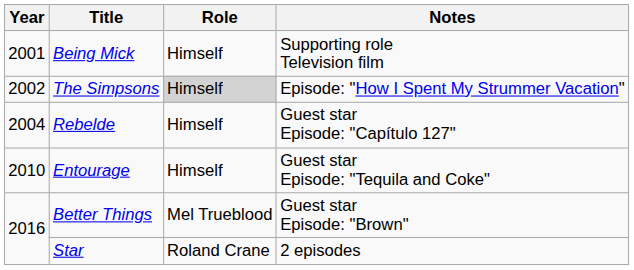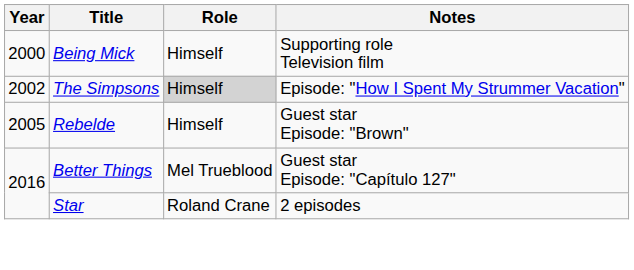(27, 53) 2001 -> (27, 53) 2000
(27, 124) 2004 -> (27, 124) 2005
(368, 124) Guest star Episode: "Capítulo 127" -> (344, 124) Guest star Episode: "Brown"
- row: (91, 170)
(344, 215) Guest star Episode: "Brown" -> (368, 170) Guest star Episode: "Capítulo 127"
